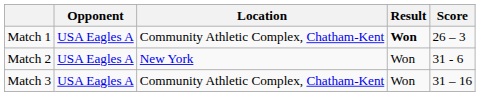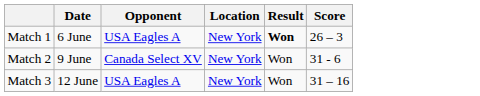+ column: (78, 15)
(262, 37) Community Athletic Complex, Chatham-Kent -> (235, 37) New York
(95, 59) USA Eagles A -> (153, 59) Canada Select XV
(262, 81) Community Athletic Complex, Chatham-Kent -> (235, 81) New York
